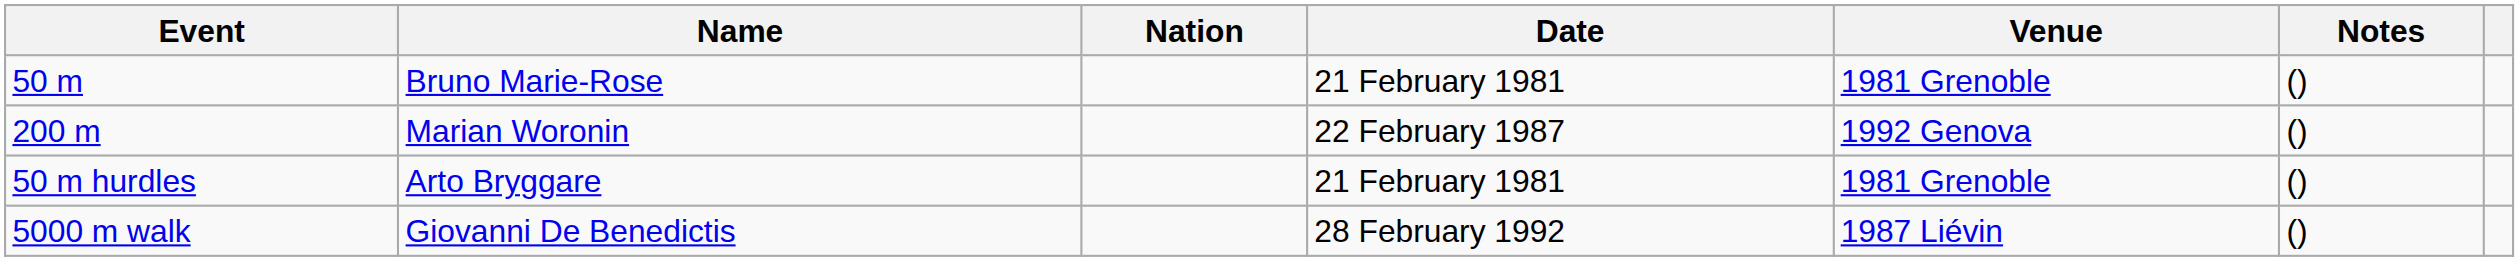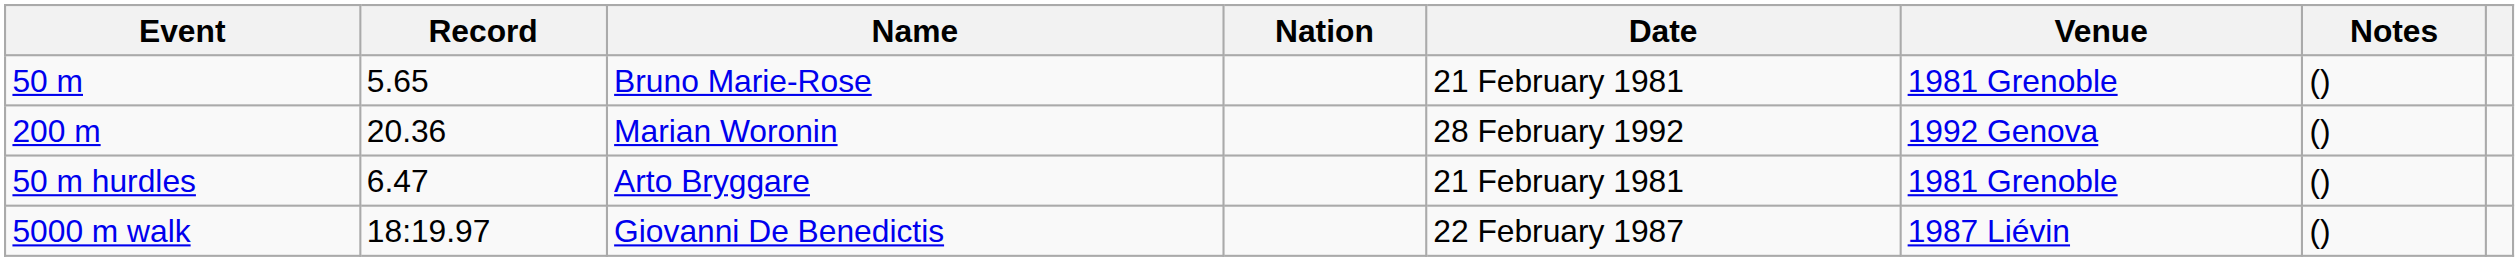+ column: (483, 30)
(1440, 131) 22 February 1987 -> (1559, 131) 28 February 1992
(1440, 232) 28 February 1992 -> (1559, 232) 22 February 1987
